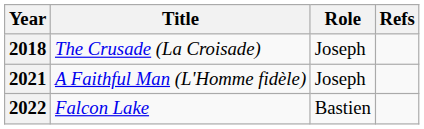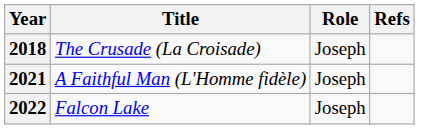(343, 108) Bastien -> (340, 108) Joseph
